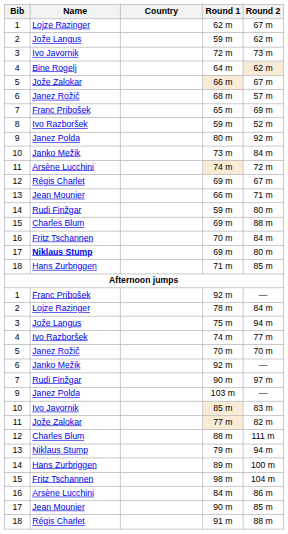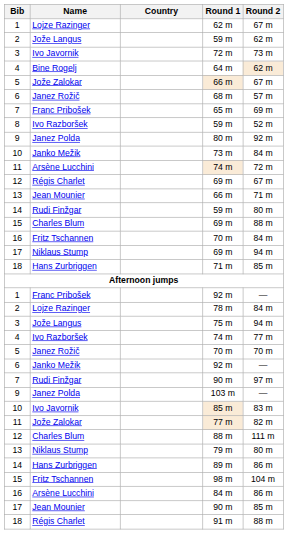(62, 252) bold -> (60, 252) normal
(263, 252) 80 m -> (263, 252) 94 m
(263, 450) 94 m -> (263, 450) 80 m
(263, 464) 100 m -> (263, 464) 86 m
